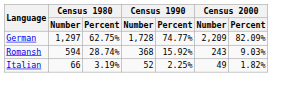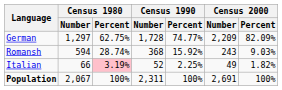(107, 65) no background -> (117, 65) pink background
+ row: (31, 79)
